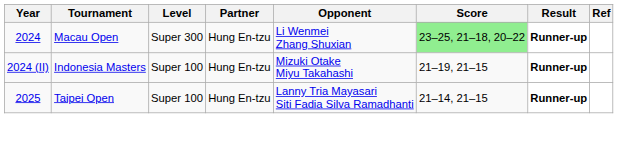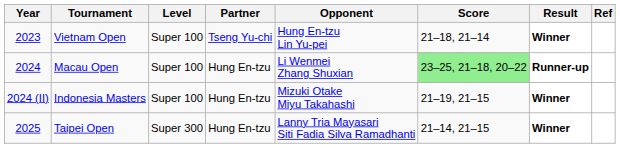+ row: (90, 38)
(177, 38) Super 300 -> (177, 68) Super 100
(559, 68) Runner-up -> (551, 98) Winner
(177, 98) Super 100 -> (177, 128) Super 300
(559, 98) Runner-up -> (551, 128) Winner
